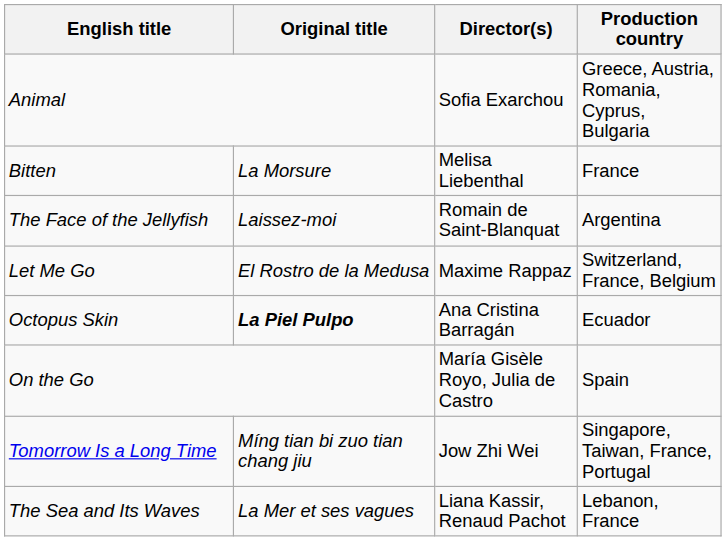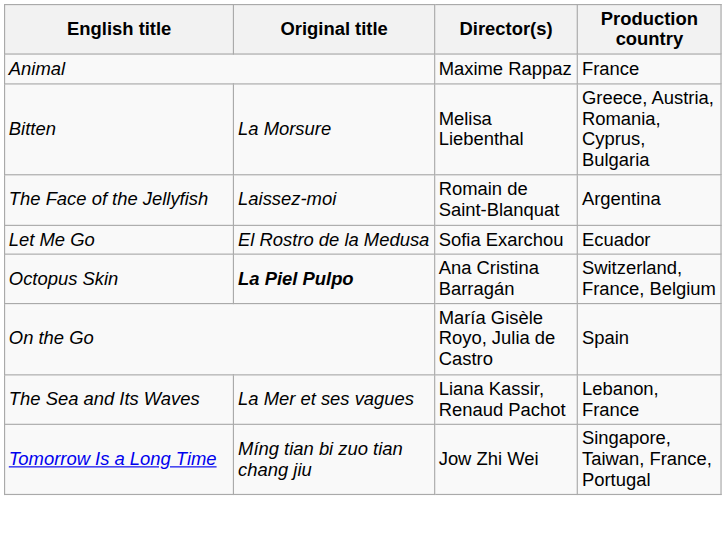(501, 100) Sofia Exarchou -> (505, 68) Maxime Rappaz
(648, 100) Greece, Austria, Romania, Cyprus, Bulgaria -> (611, 68) France
(611, 170) France -> (648, 129) Greece, Austria, Romania, Cyprus, Bulgaria
(505, 270) Maxime Rappaz -> (501, 239) Sofia Exarchou
(649, 270) Switzerland, France, Belgium -> (616, 239) Ecuador
(616, 320) Ecuador -> (649, 278) Switzerland, France, Belgium
rows swapped: (104, 511) <-> (113, 451)
